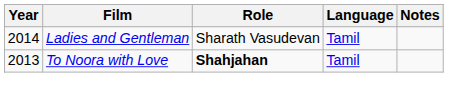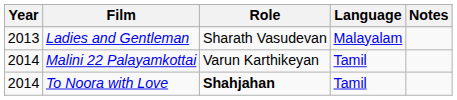(24, 38) 2014 -> (24, 38) 2013
(343, 38) Tamil -> (368, 38) Malayalam
+ row: (121, 60)
(24, 60) 2013 -> (24, 83) 2014
